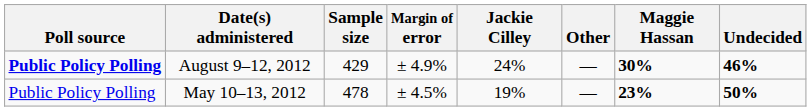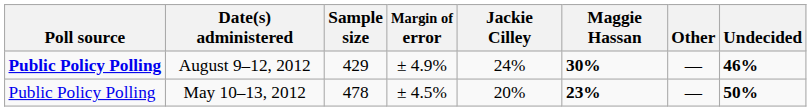columns swapped: (667, 27) <-> (588, 37)
(510, 92) 19% -> (510, 92) 20%
